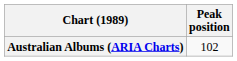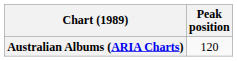(209, 46) 102 -> (209, 46) 120
